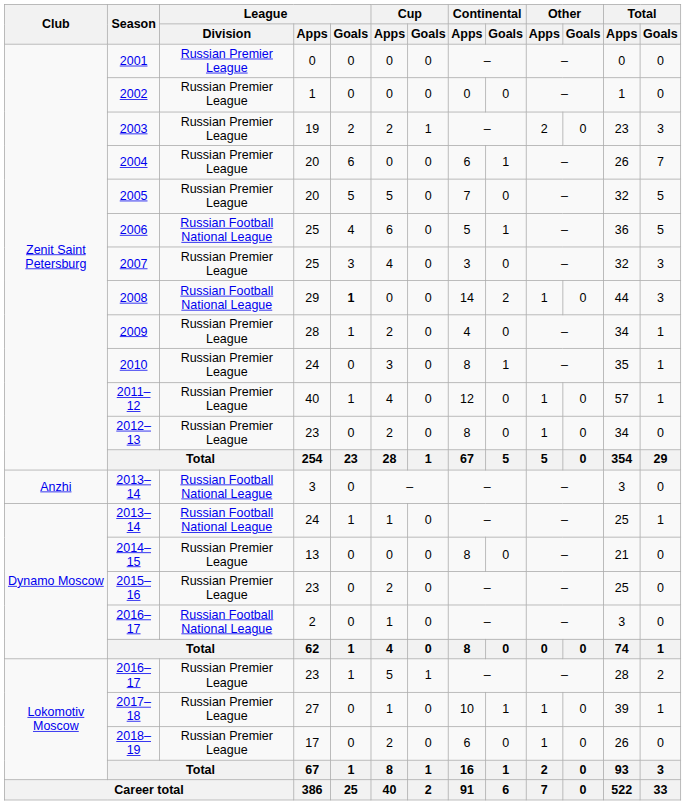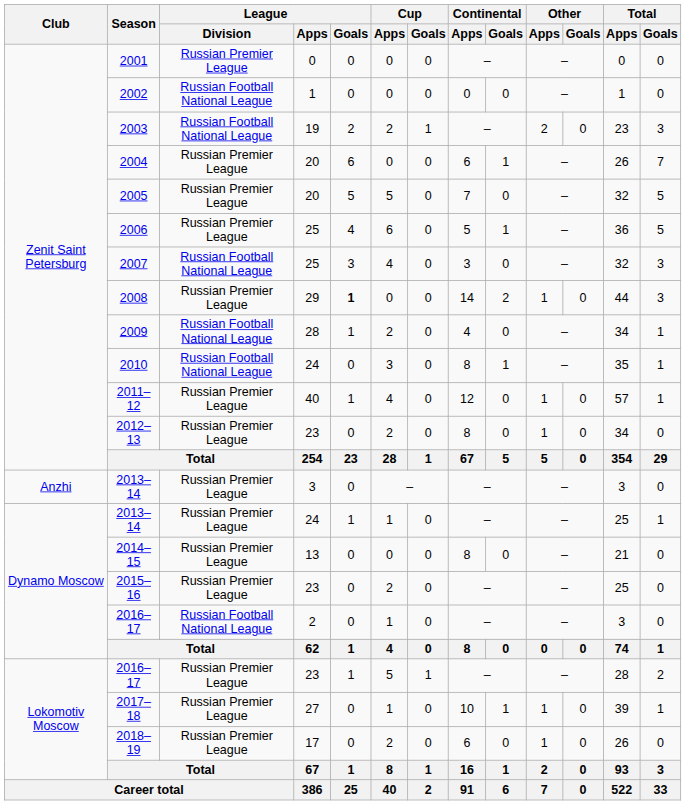(227, 94) Russian Premier League -> (227, 94) Russian Football National League
(227, 128) Russian Premier League -> (227, 128) Russian Football National League
(227, 230) Russian Football National League -> (227, 230) Russian Premier League
(227, 263) Russian Premier League -> (227, 263) Russian Football National League
(227, 297) Russian Football National League -> (227, 297) Russian Premier League
(227, 331) Russian Premier League -> (227, 331) Russian Football National League
(227, 365) Russian Premier League -> (227, 365) Russian Football National League
(227, 486) Russian Football National League -> (227, 486) Russian Premier League
(227, 520) Russian Football National League -> (227, 520) Russian Premier League
